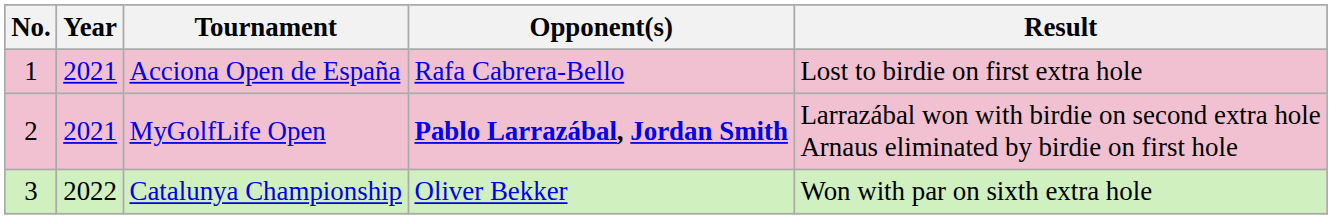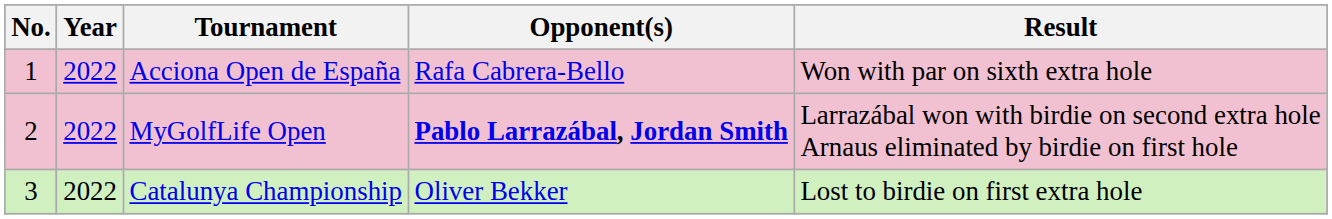(90, 71) 2021 -> (90, 71) 2022
(971, 71) Lost to birdie on first extra hole -> (976, 71) Won with par on sixth extra hole
(90, 131) 2021 -> (90, 131) 2022
(976, 191) Won with par on sixth extra hole -> (971, 191) Lost to birdie on first extra hole
